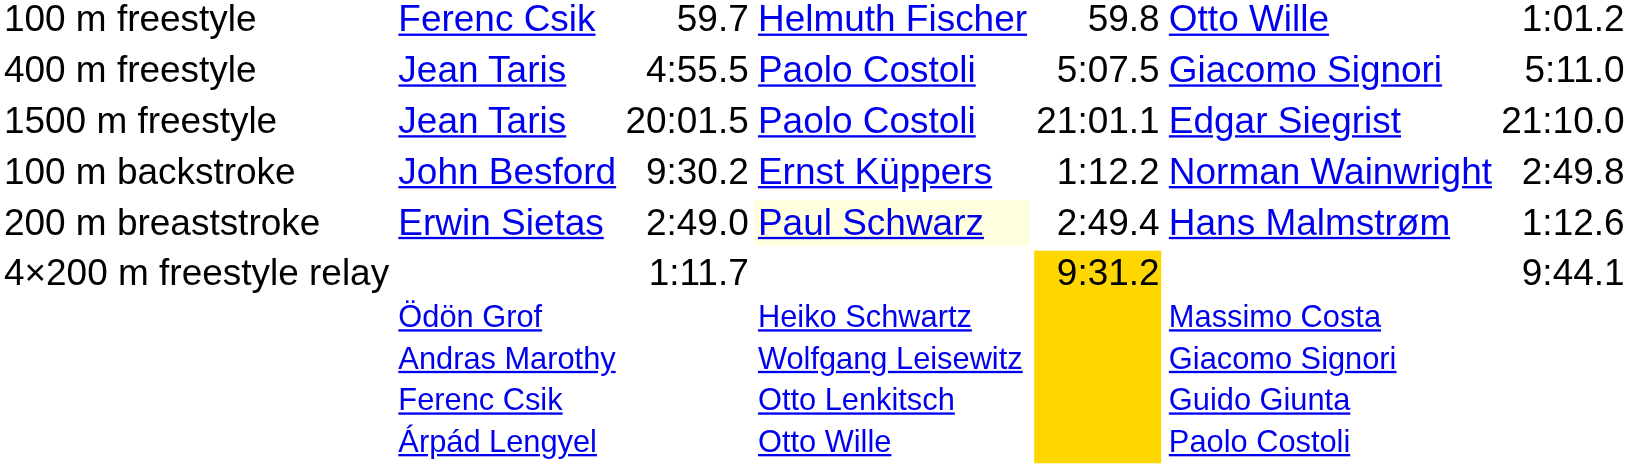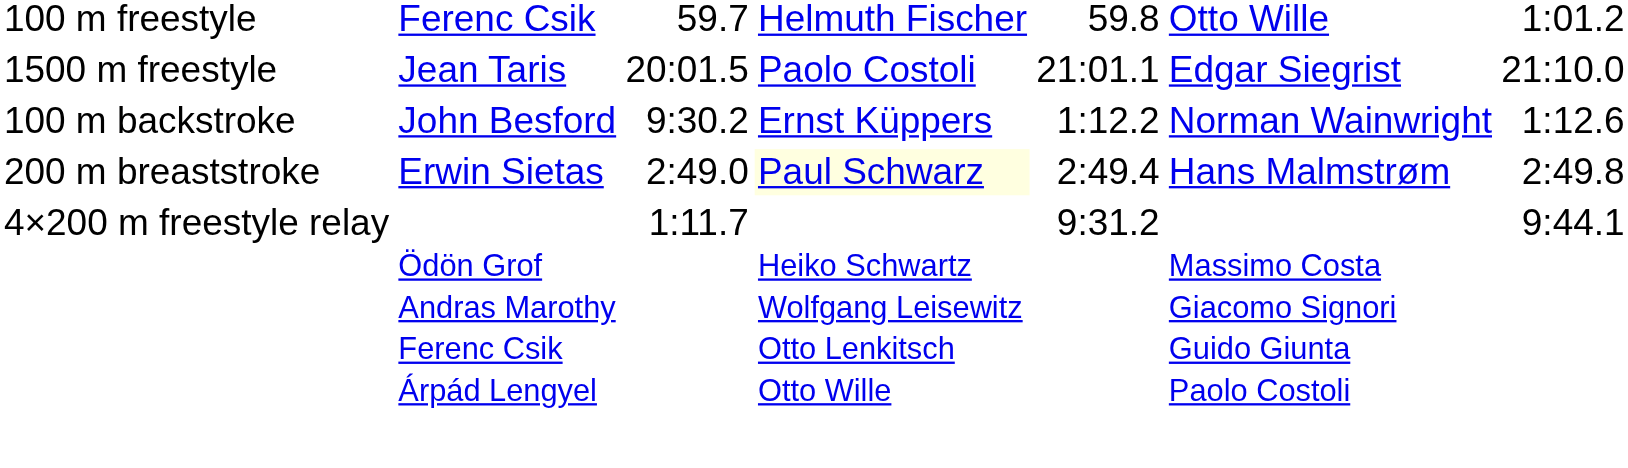- row: (130, 69)
(1573, 171) 2:49.8 -> (1573, 120) 1:12.6
(1573, 222) 1:12.6 -> (1573, 171) 2:49.8
(1108, 273) gold background -> (1108, 222) no background
